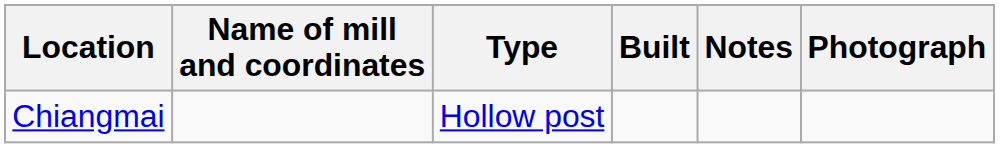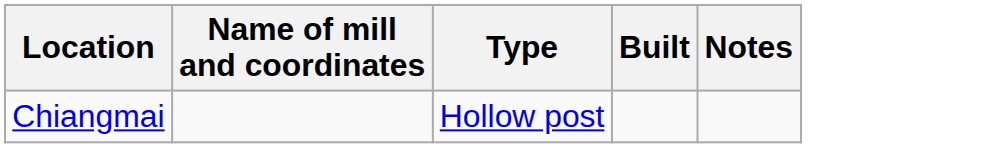- column: (897, 47)
